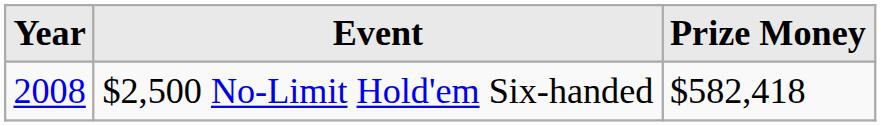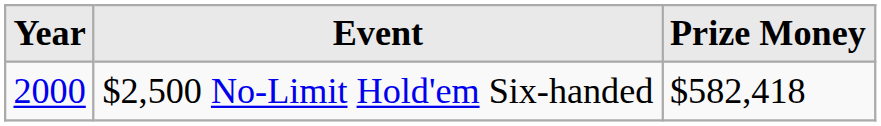(50, 90) 2008 -> (50, 90) 2000
